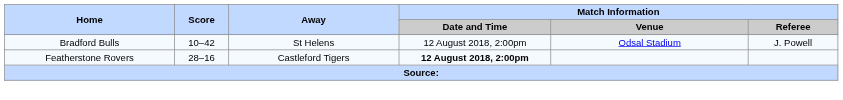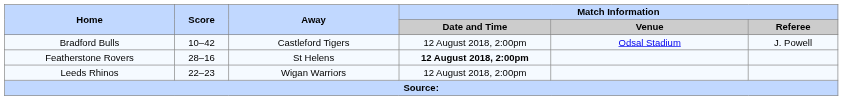(314, 42) St Helens -> (314, 42) Castleford Tigers
(314, 57) Castleford Tigers -> (314, 57) St Helens
+ row: (89, 73)
